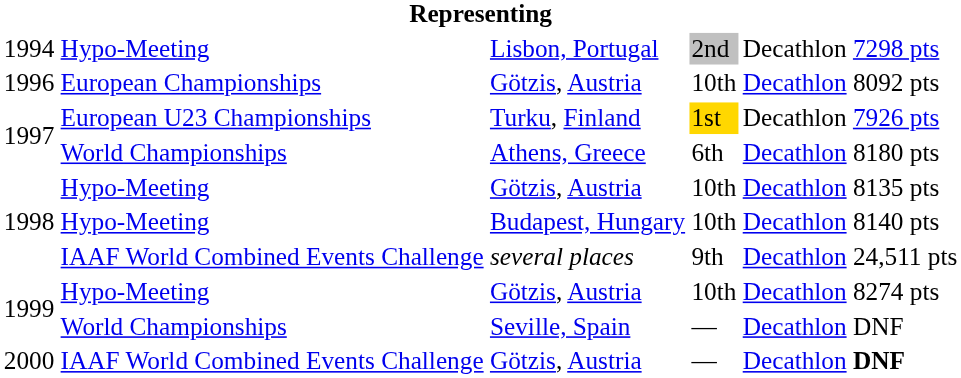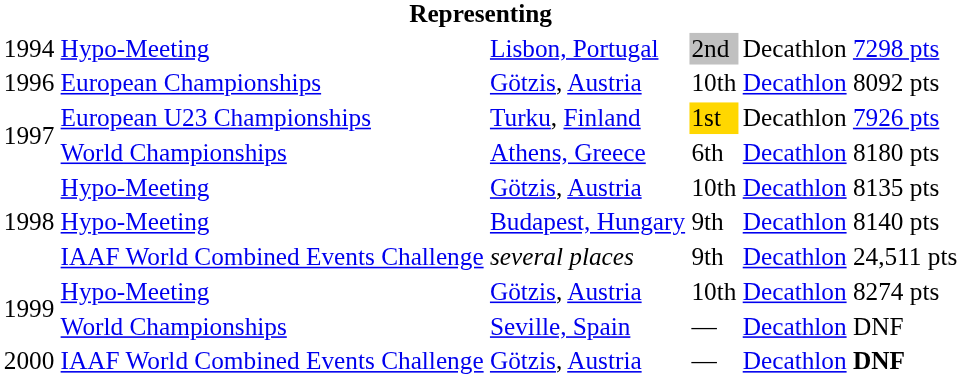(714, 222) 10th -> (708, 222) 9th
